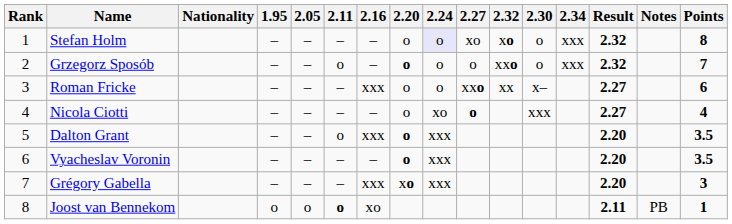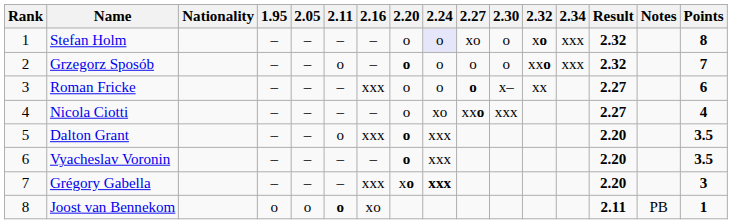columns swapped: (539, 16) <-> (506, 16)
(473, 87) xxo -> (473, 87) o
(473, 111) o -> (473, 111) xxo
(440, 183) normal -> (440, 183) bold
